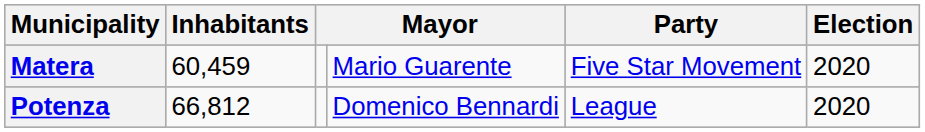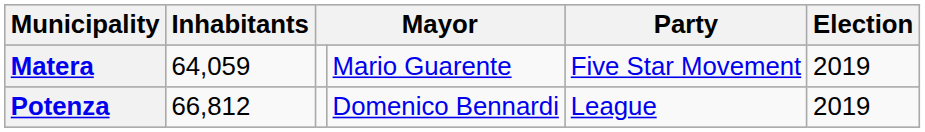(211, 65) 60,459 -> (211, 65) 64,059
(842, 65) 2020 -> (842, 65) 2019
(842, 106) 2020 -> (842, 106) 2019
